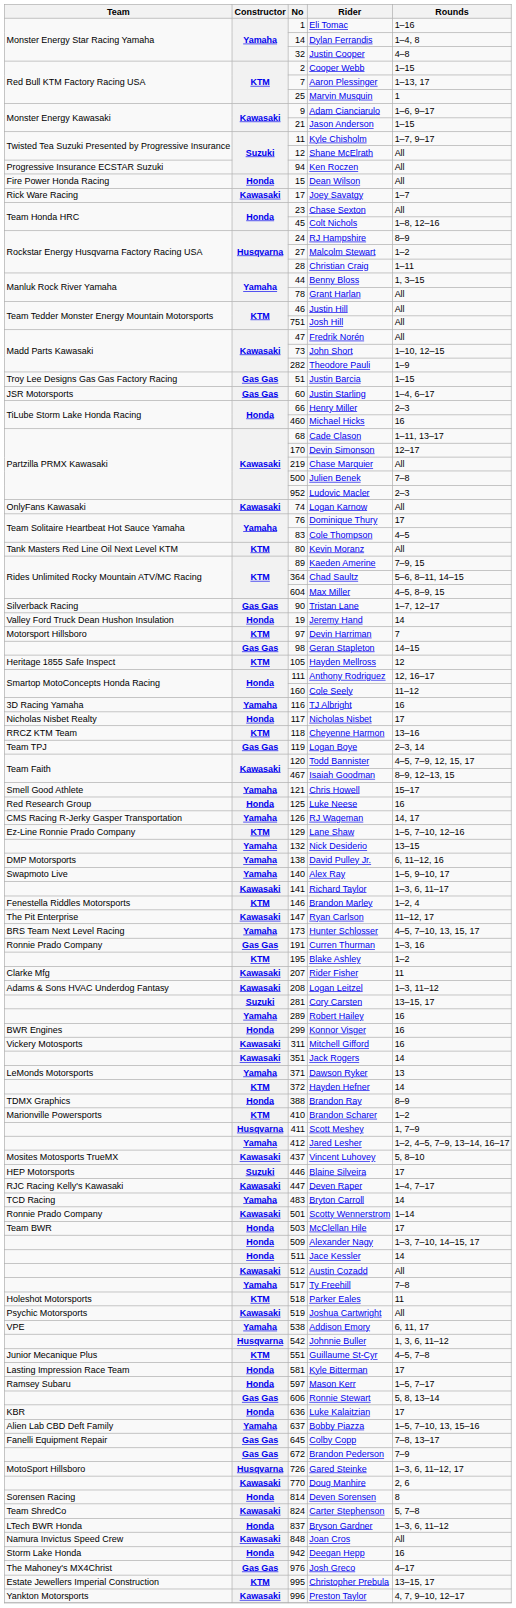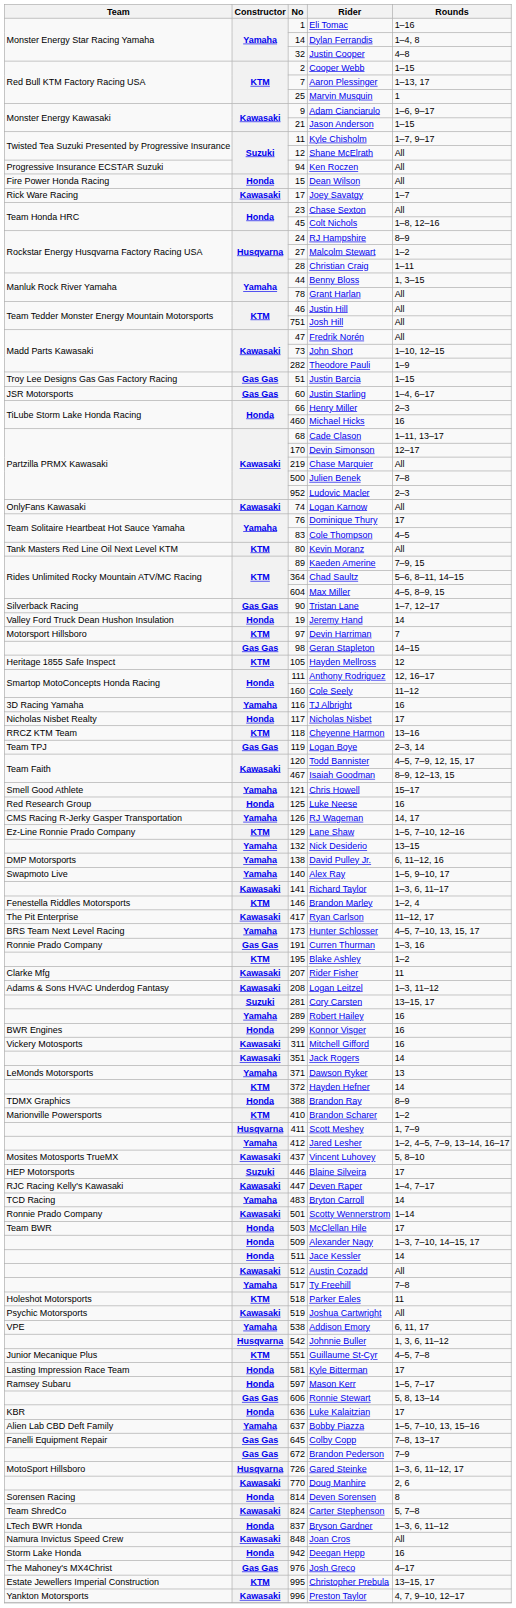(298, 917) 147 -> (298, 917) 417
